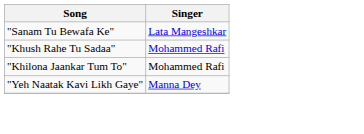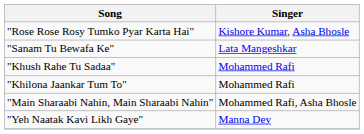+ row: (100, 31)
+ row: (110, 102)
